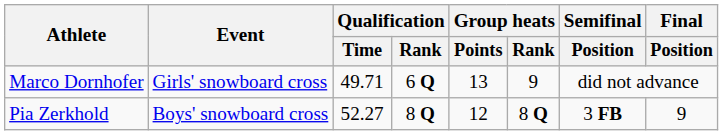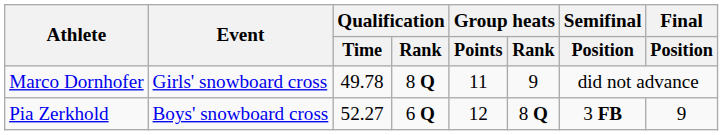(362, 82) 49.71 -> (362, 82) 49.78
(420, 82) 6 Q -> (420, 82) 8 Q
(478, 82) 13 -> (478, 82) 11
(420, 113) 8 Q -> (420, 113) 6 Q
